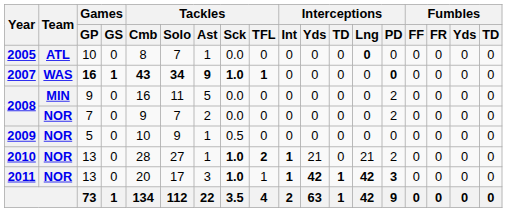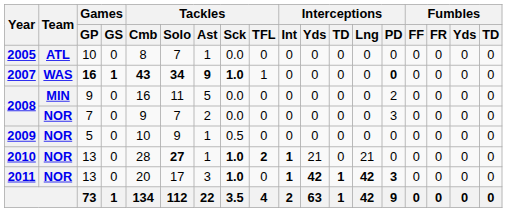(367, 55) bold -> (367, 55) normal
(264, 75) bold -> (264, 75) normal
(394, 116) 2 -> (394, 116) 3
(177, 156) normal -> (177, 156) bold
(394, 156) 2 -> (394, 156) 0
(264, 177) 1 -> (264, 177) 0
